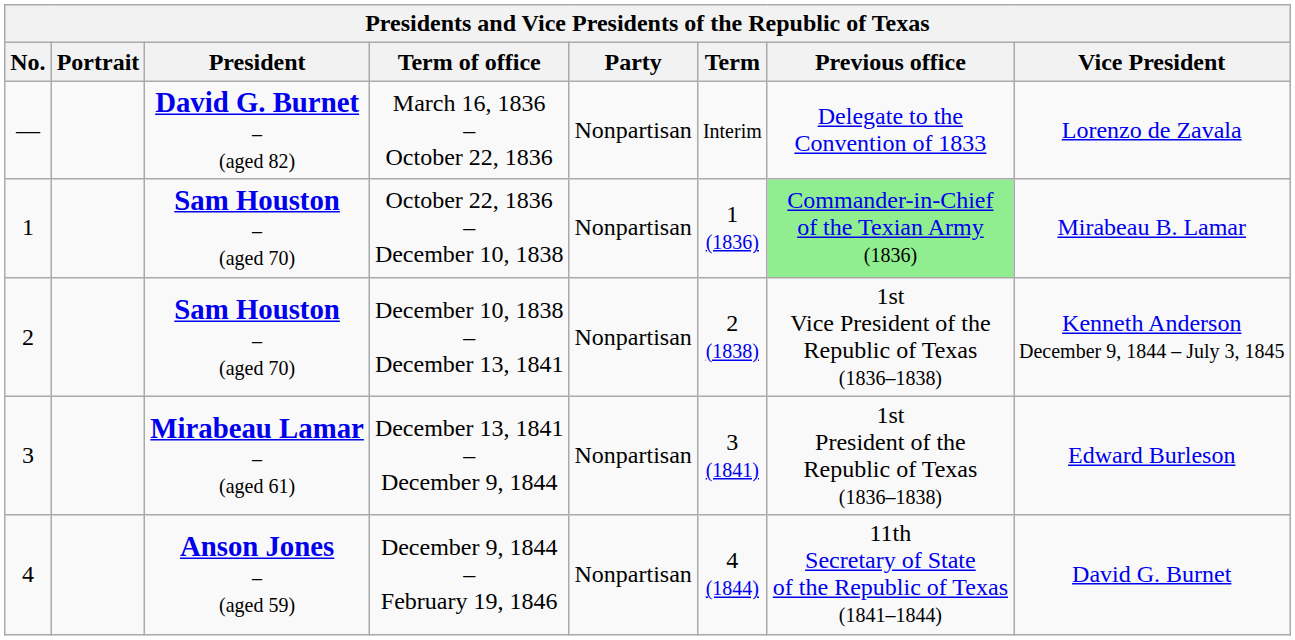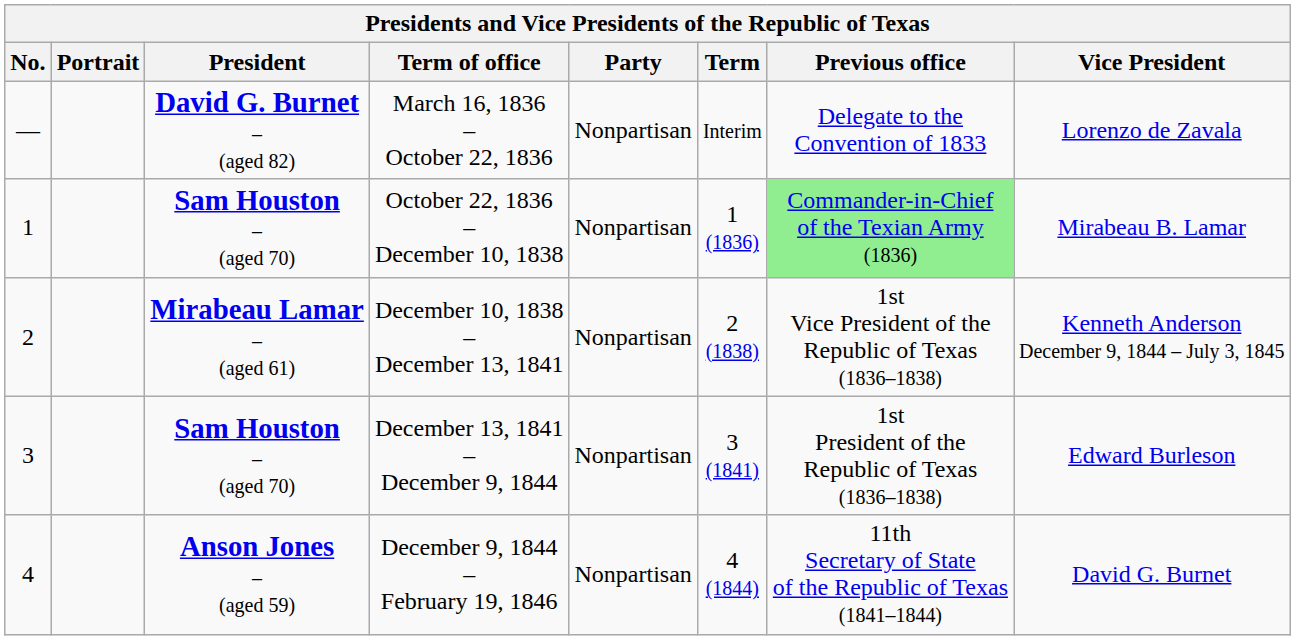(257, 336) Sam Houston – (aged 70) -> (257, 336) Mirabeau Lamar – (aged 61)
(257, 455) Mirabeau Lamar – (aged 61) -> (257, 455) Sam Houston – (aged 70)
